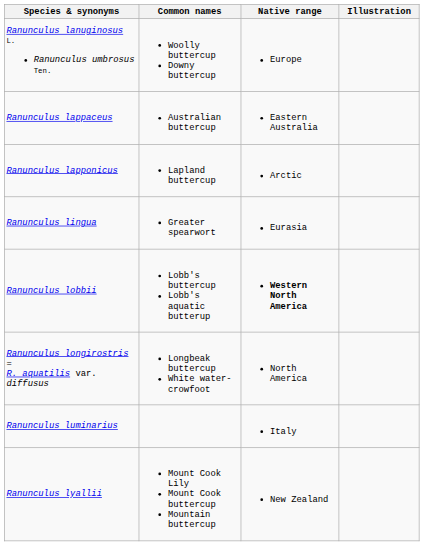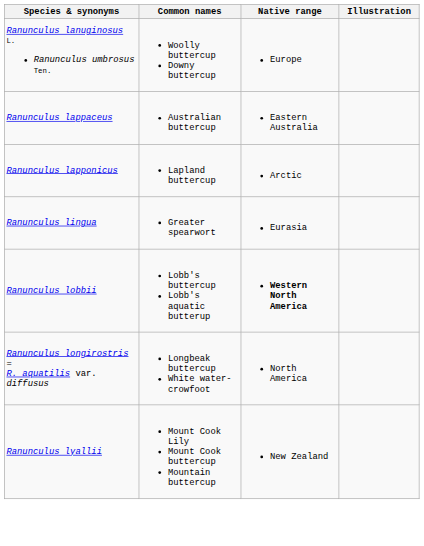- row: (62, 426)
